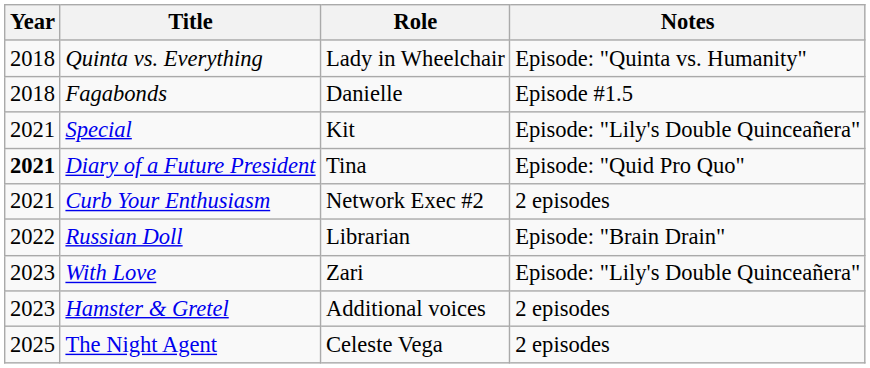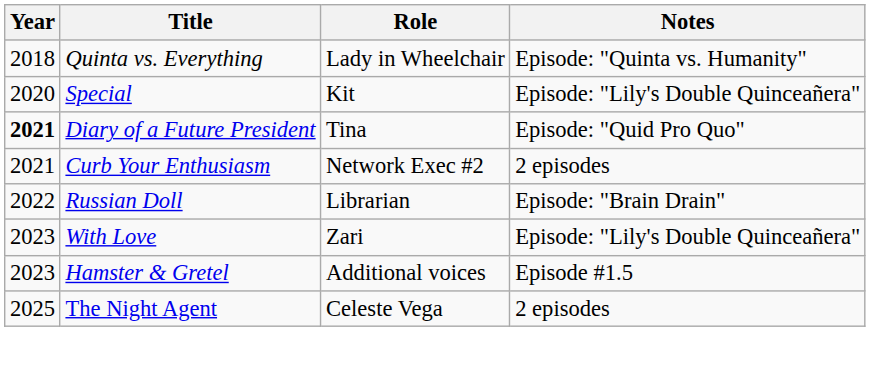- row: (116, 93)
(32, 129) 2021 -> (32, 93) 2020
(562, 308) 2 episodes -> (574, 272) Episode #1.5
